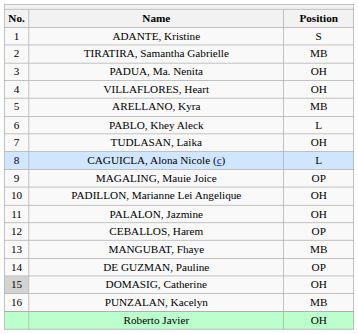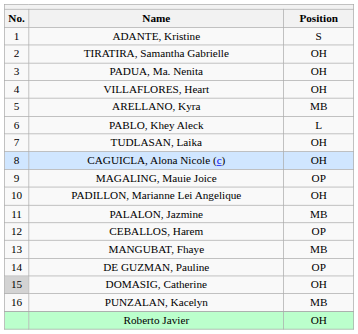(319, 54) MB -> (319, 54) OH
(319, 160) L -> (319, 160) OH
(319, 213) OH -> (319, 213) MB
